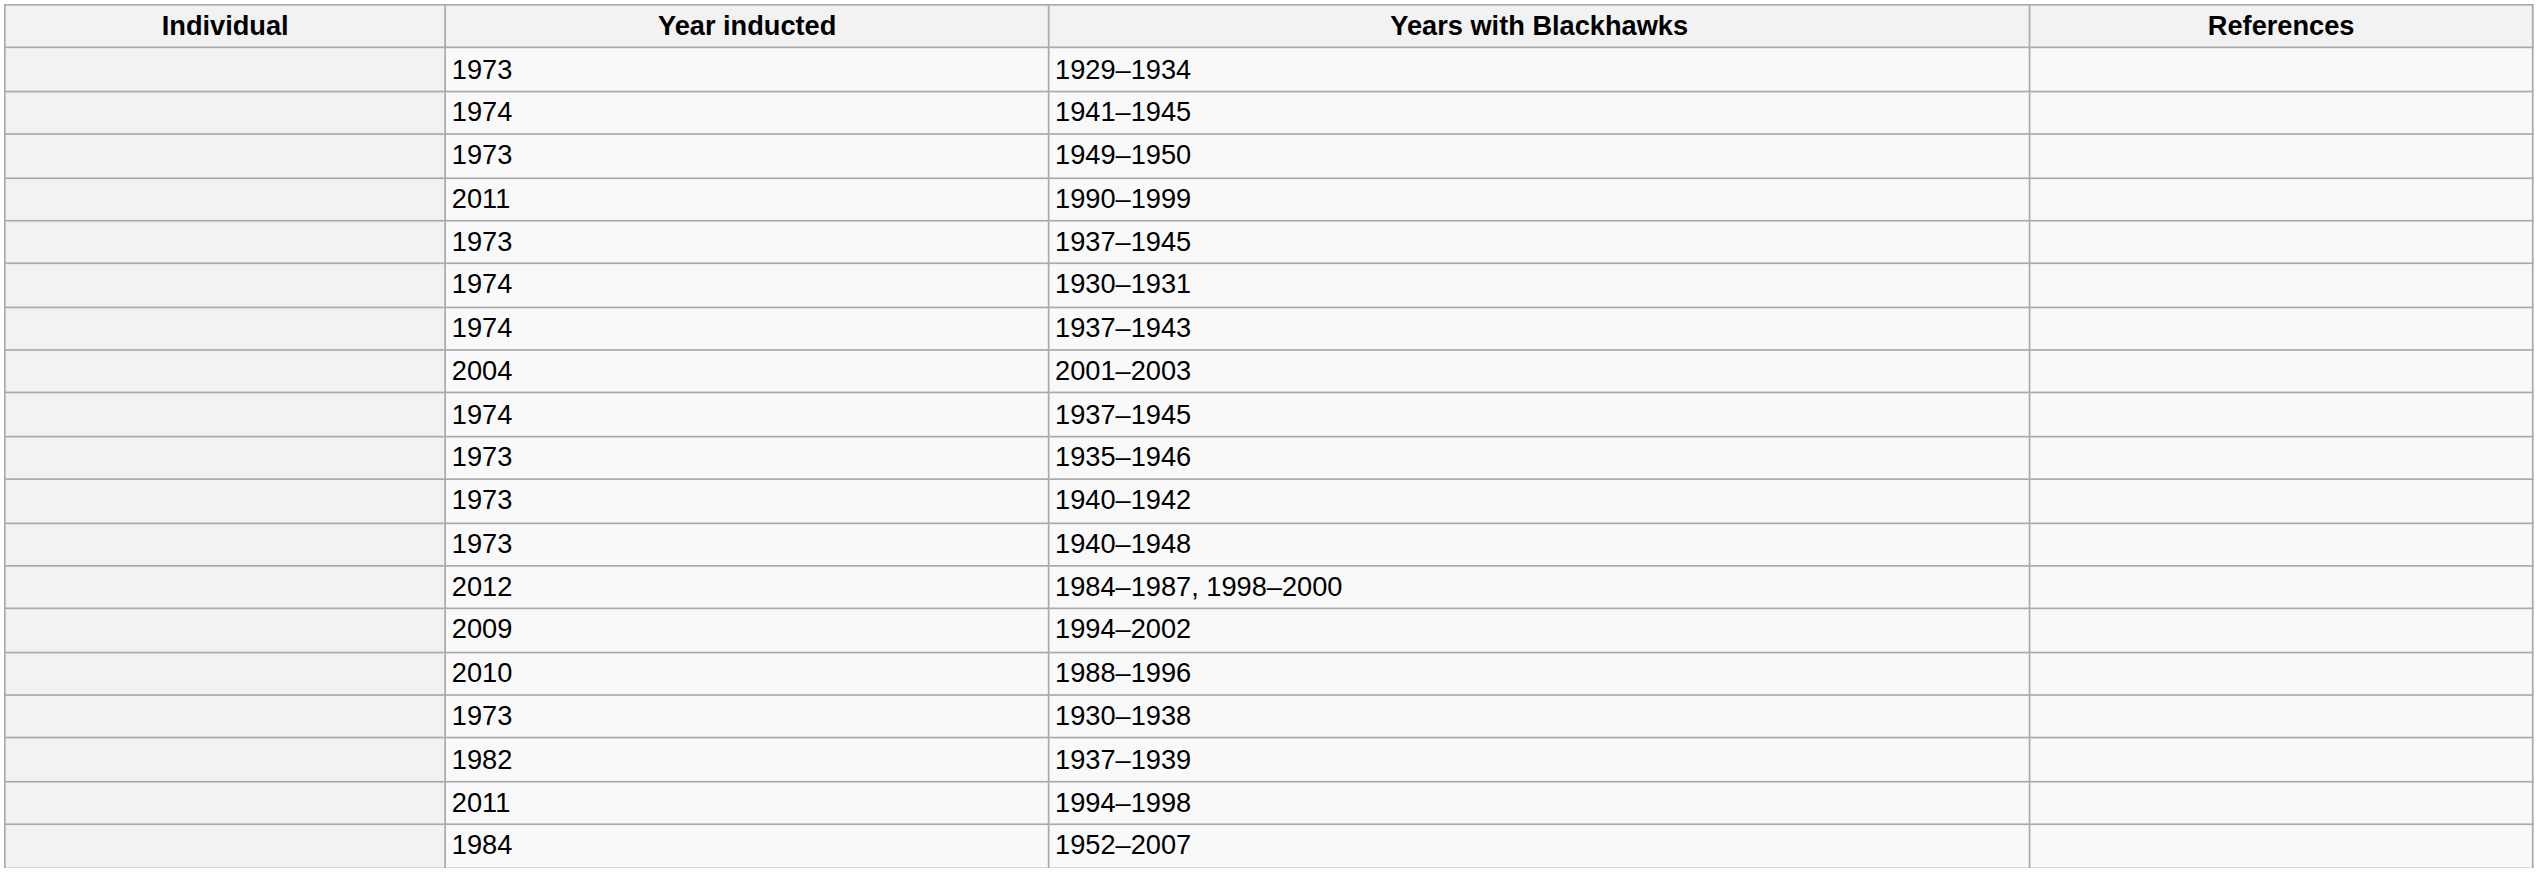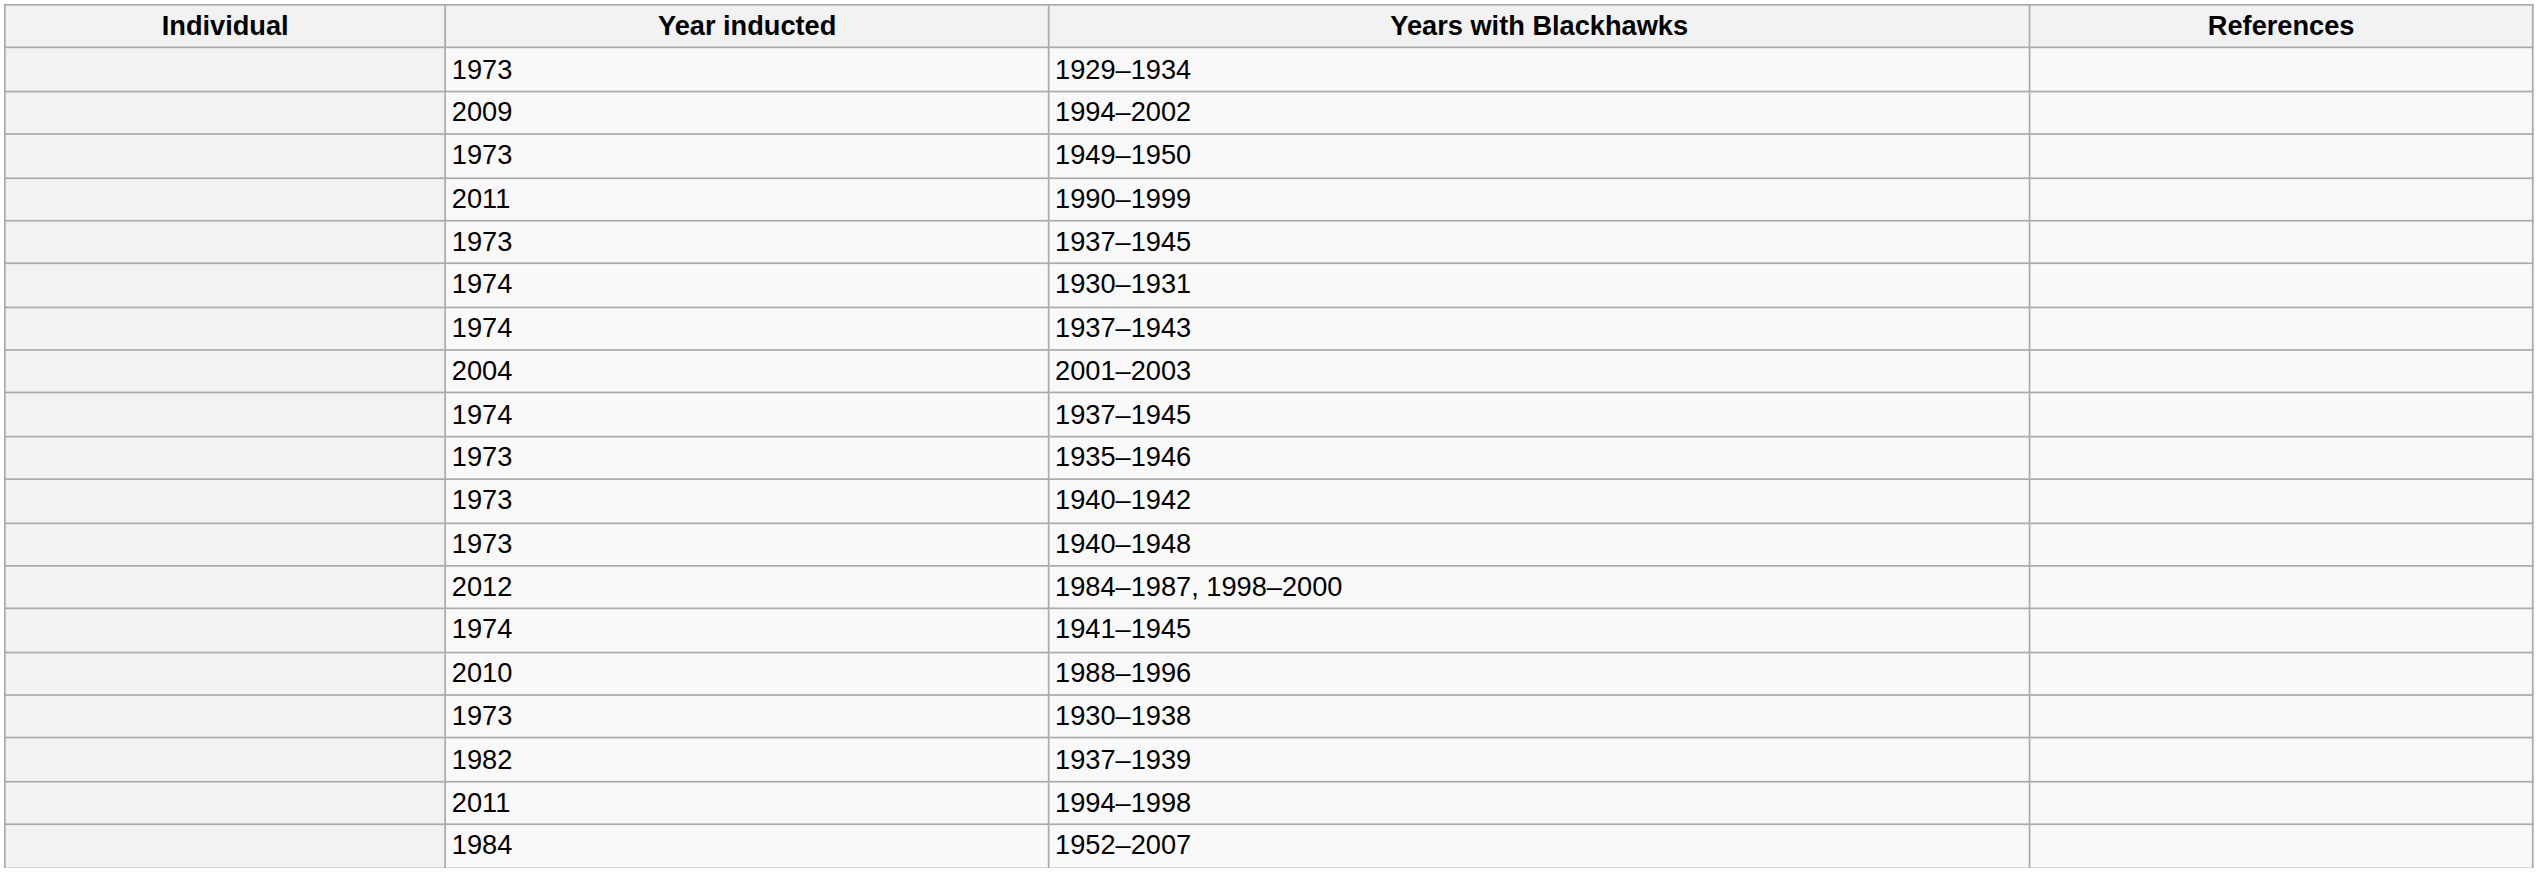rows swapped: (482, 629) <-> (482, 112)
